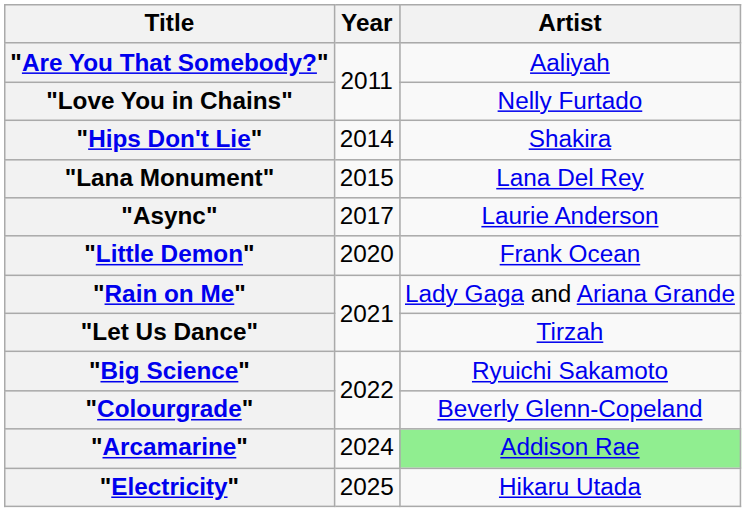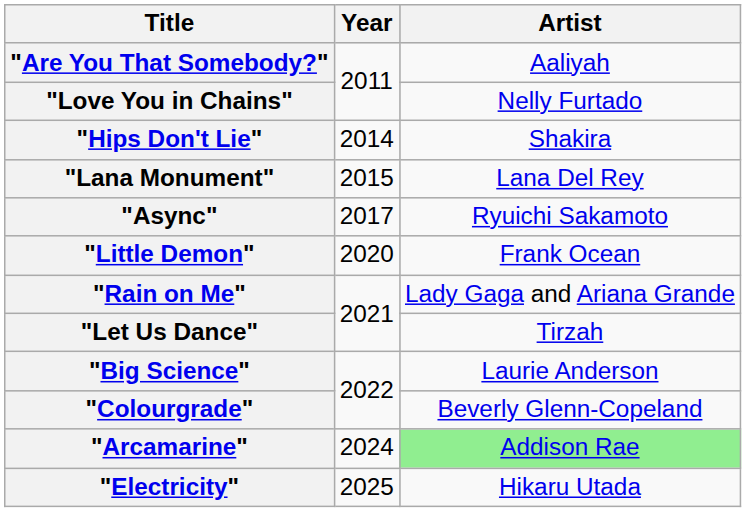(570, 216) Laurie Anderson -> (570, 216) Ryuichi Sakamoto
(570, 370) Ryuichi Sakamoto -> (570, 370) Laurie Anderson
